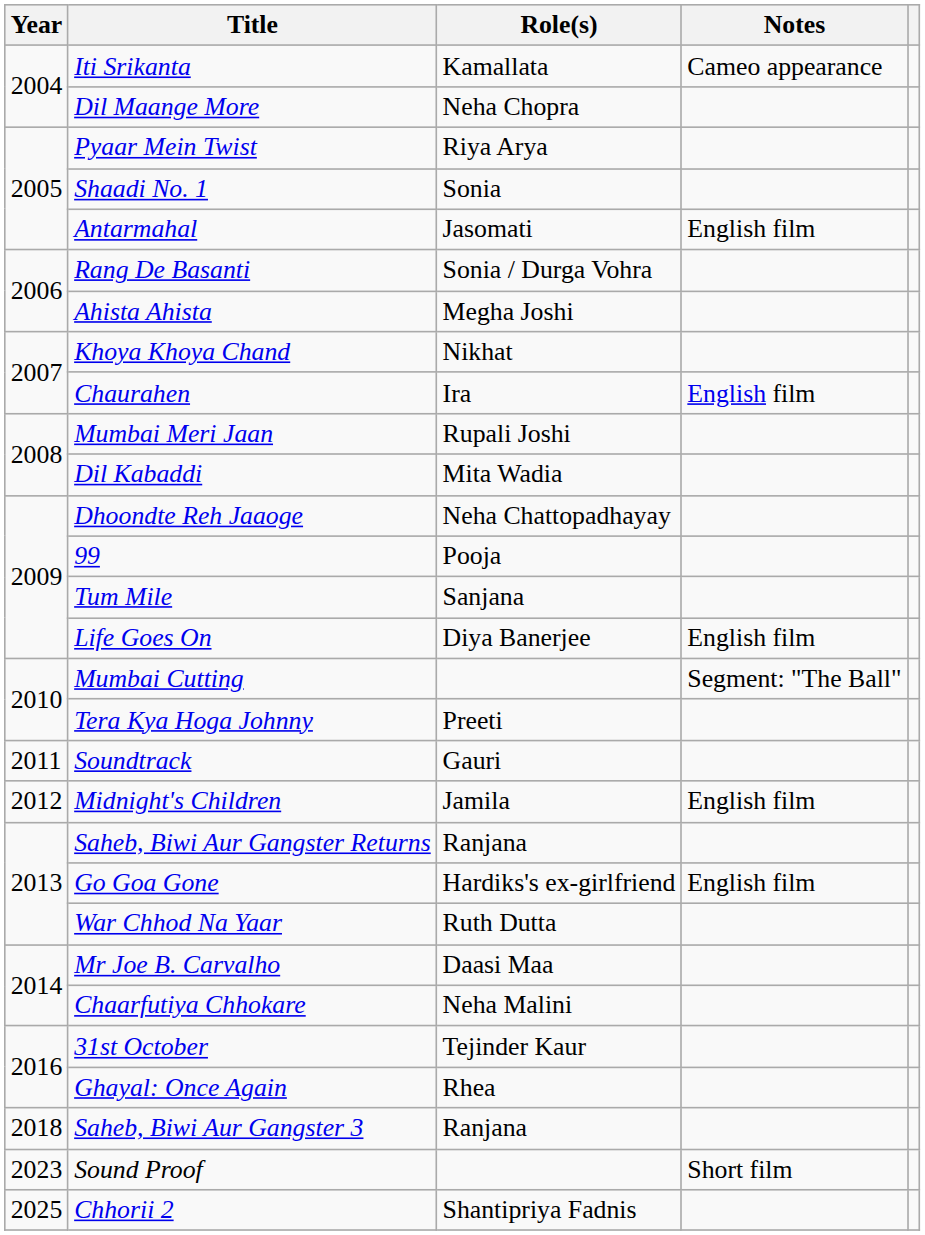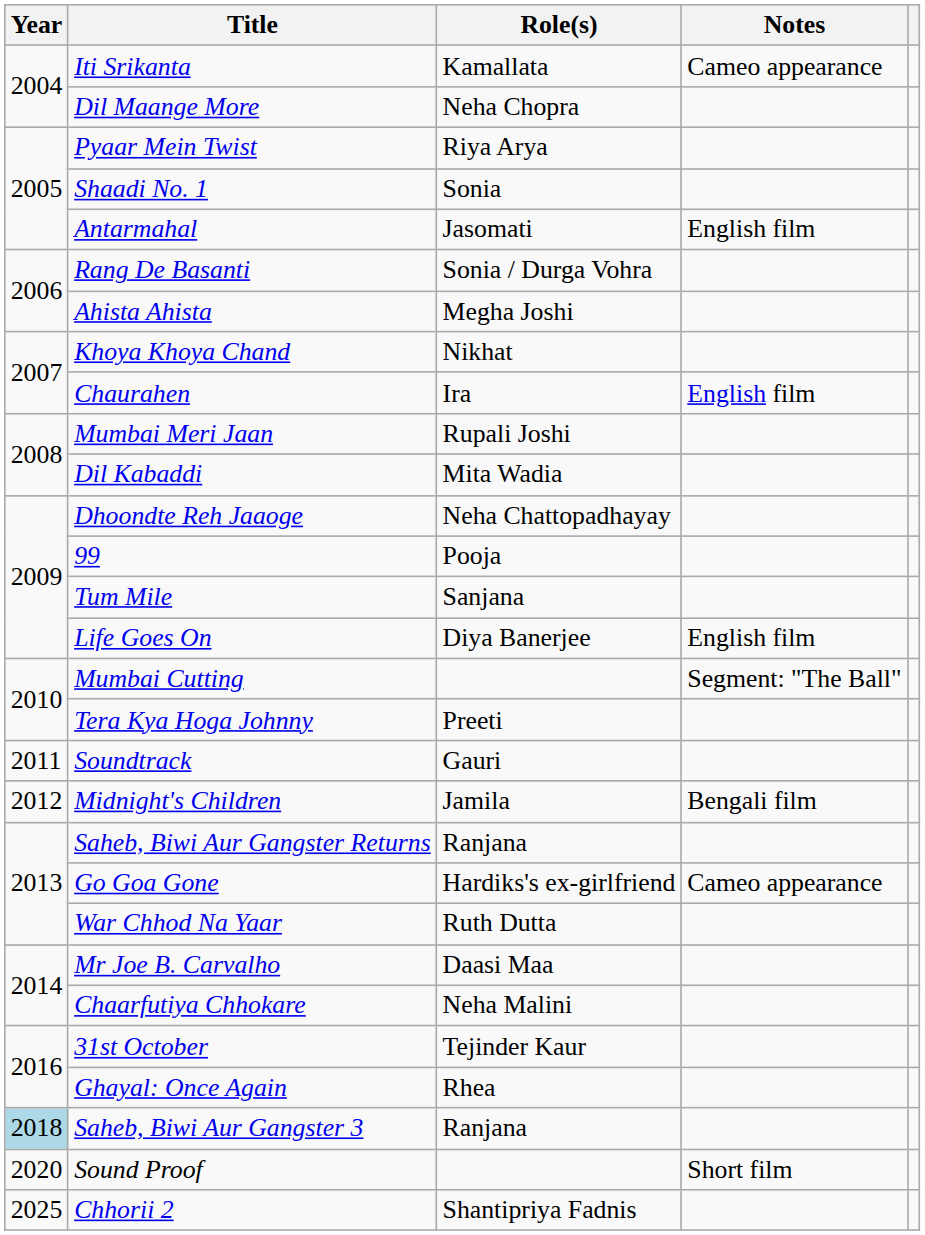(751, 801) English film -> (752, 801) Bengali film
(751, 882) English film -> (785, 882) Cameo appearance
(37, 1127) no background -> (37, 1127) lightblue background
(37, 1168) 2023 -> (37, 1168) 2020
